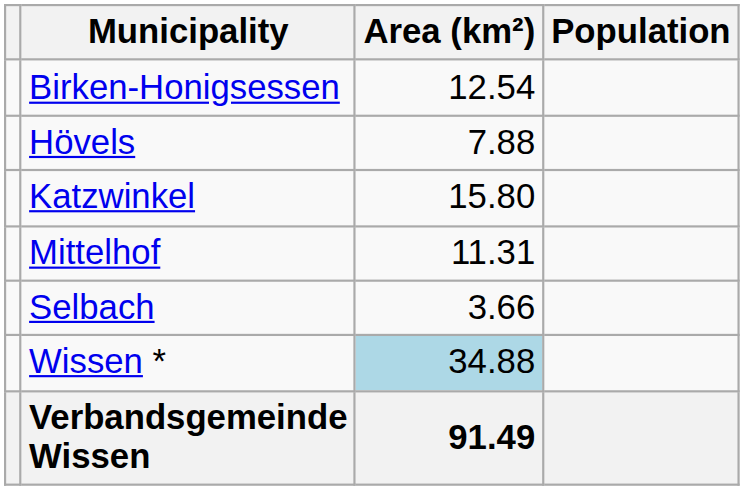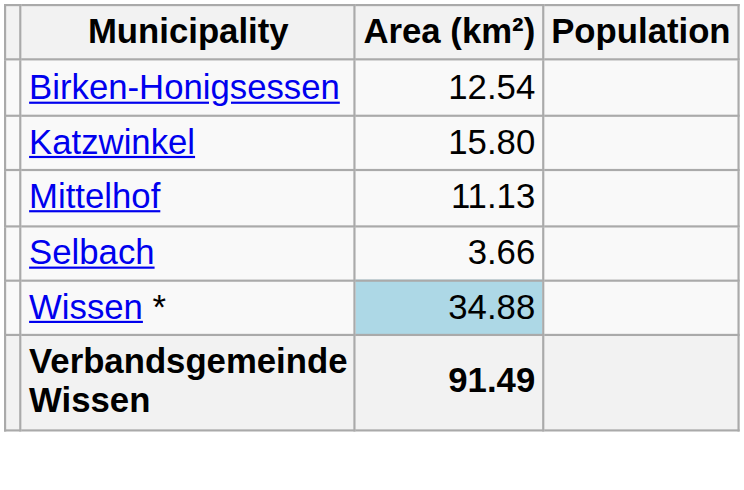- row: (82, 142)
(493, 252) 11.31 -> (493, 197) 11.13
